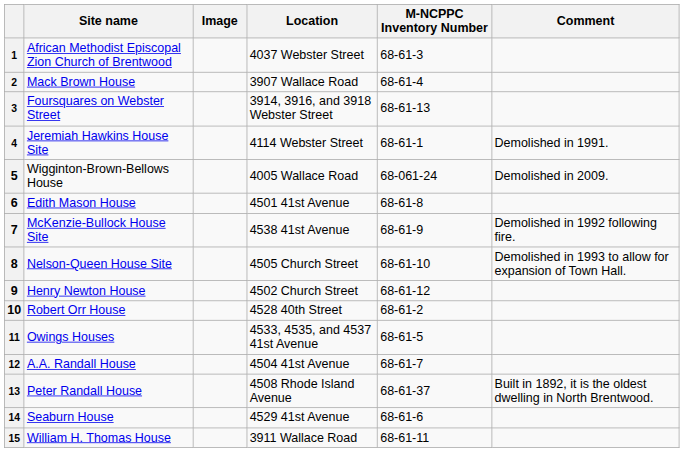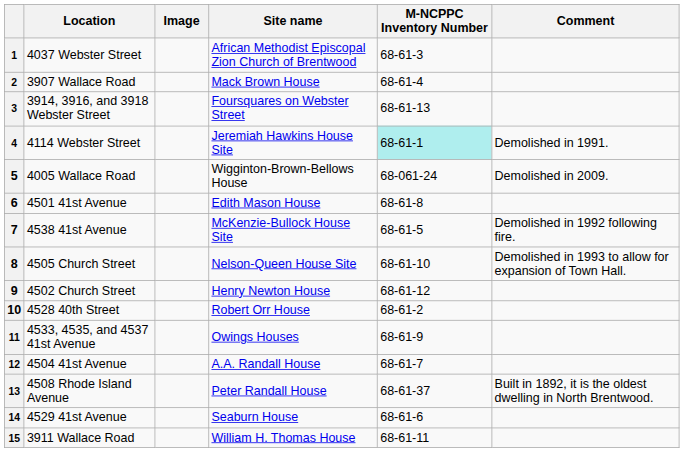columns swapped: (108, 21) <-> (312, 21)
(402, 142) no background -> (402, 142) paleturquoise background
(402, 230) 68-61-9 -> (402, 230) 68-61-5
(402, 337) 68-61-5 -> (402, 337) 68-61-9
